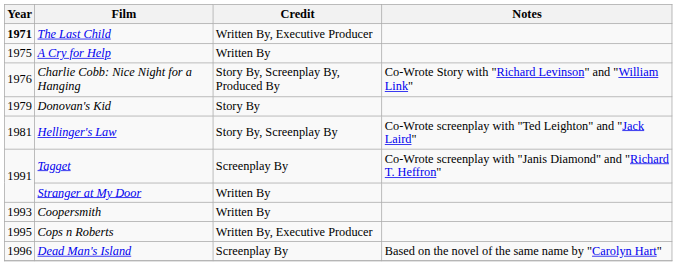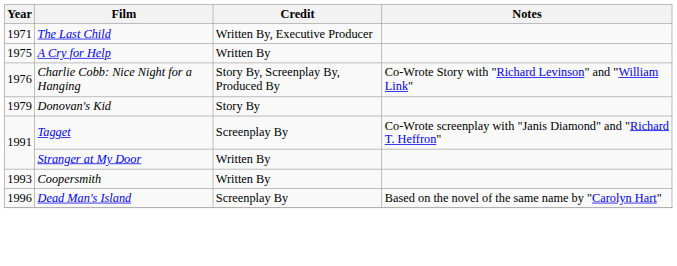(20, 33) bold -> (20, 33) normal
- row: (77, 132)
- row: (76, 231)
